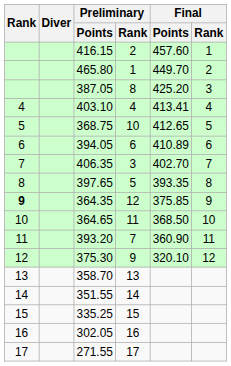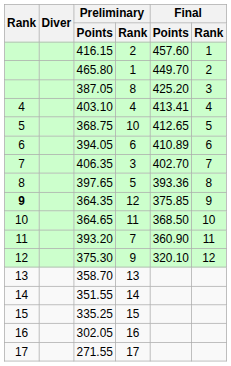(171, 182) 393.35 -> (171, 182) 393.36
